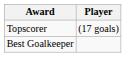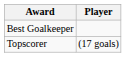rows swapped: (40, 44) <-> (27, 28)
